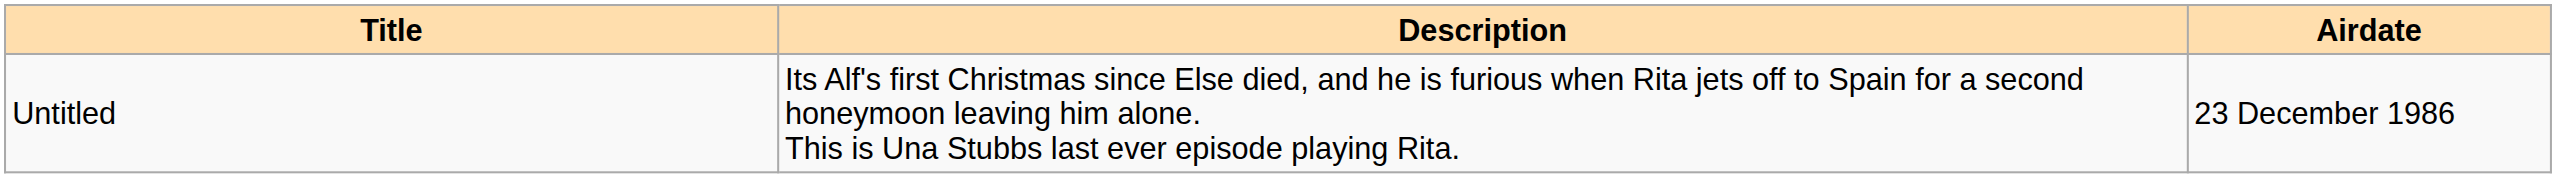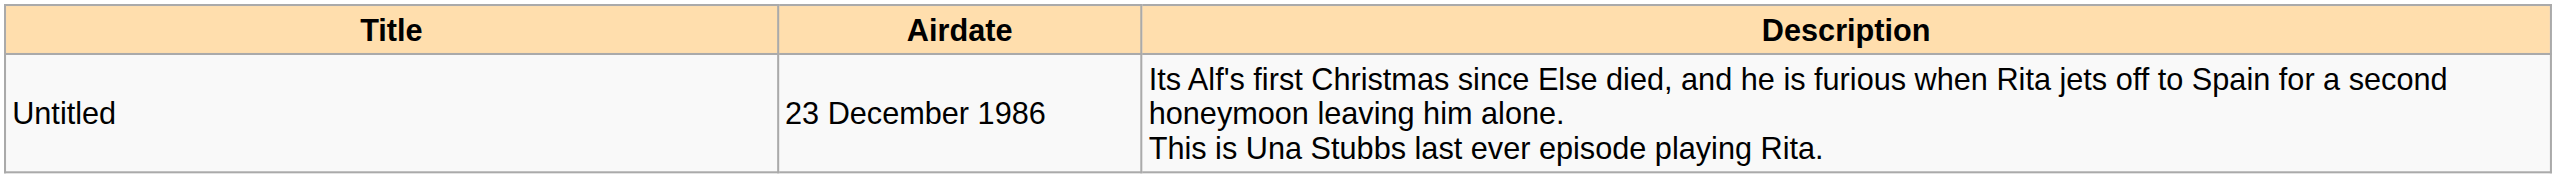columns swapped: (2369, 30) <-> (1483, 30)
